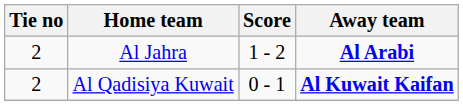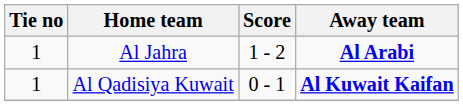(36, 52) 2 -> (36, 52) 1
(36, 84) 2 -> (36, 84) 1
